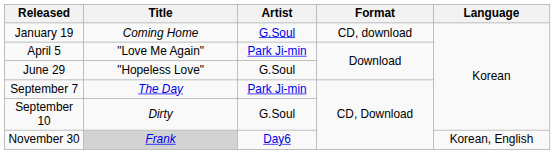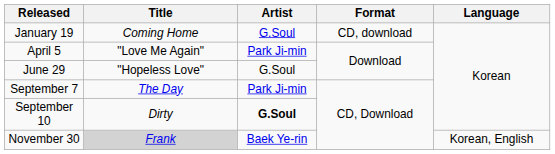(277, 114) normal -> (277, 114) bold
(277, 139) Day6 -> (277, 139) Baek Ye-rin
